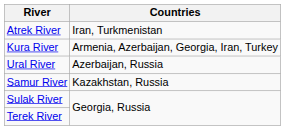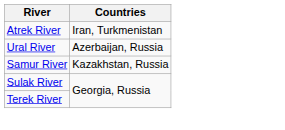- row: (33, 47)
